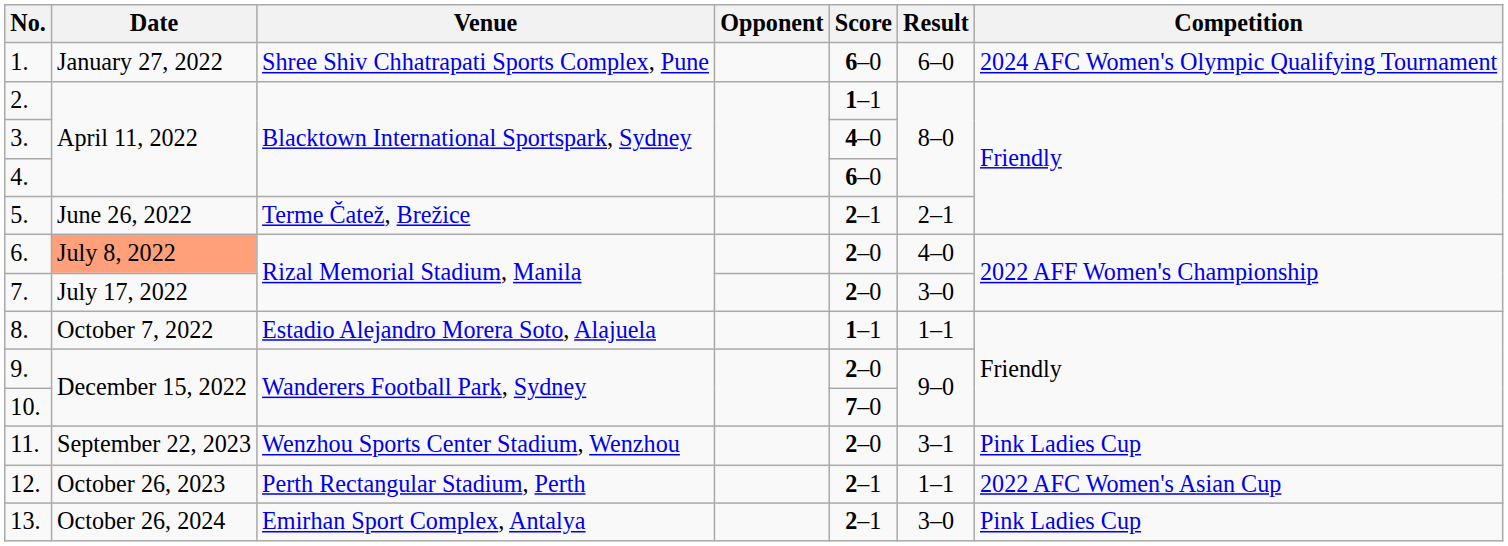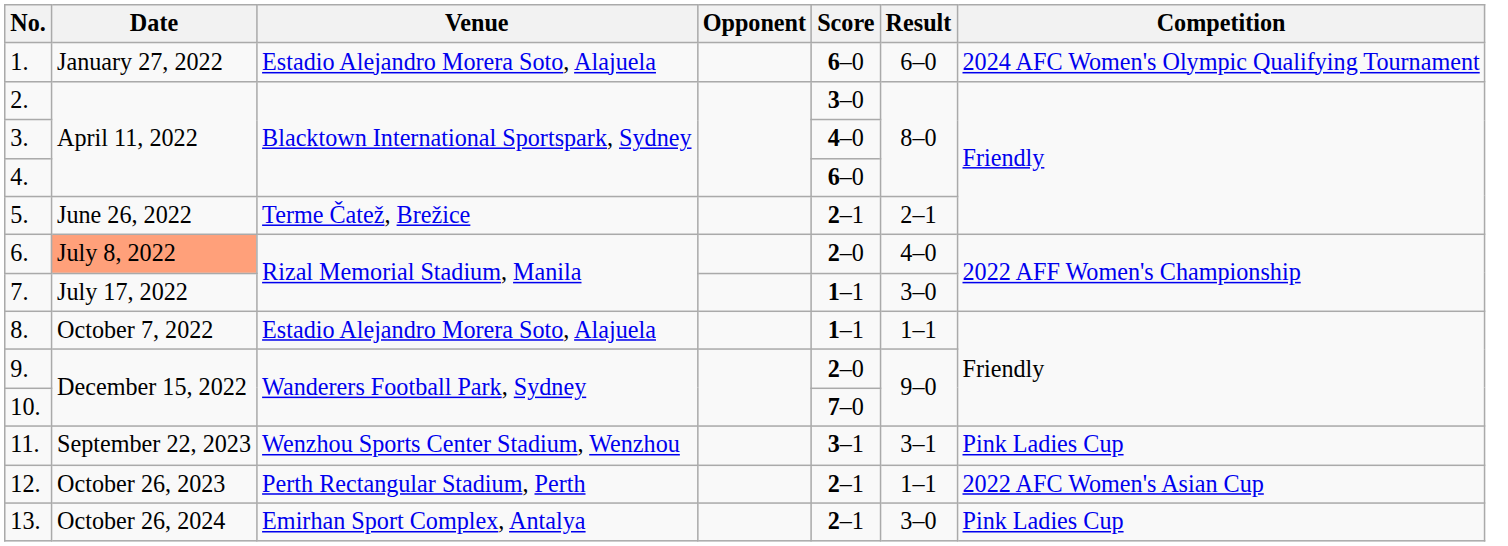(486, 61) Shree Shiv Chhatrapati Sports Complex, Pune -> (459, 61) Estadio Alejandro Morera Soto, Alajuela
(863, 100) 1–1 -> (846, 100) 3–0
(863, 291) 2–0 -> (846, 291) 1–1
(863, 445) 2–0 -> (846, 445) 3–1
